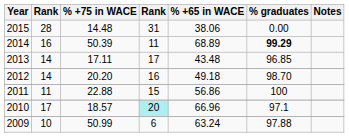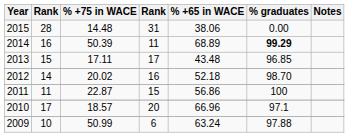(46, 60) 14 -> (46, 60) 15
(100, 76) 20.20 -> (100, 76) 20.02
(207, 76) 49.18 -> (207, 76) 52.18
(100, 92) 22.88 -> (100, 92) 22.87
(154, 108) paleturquoise background -> (154, 108) no background
